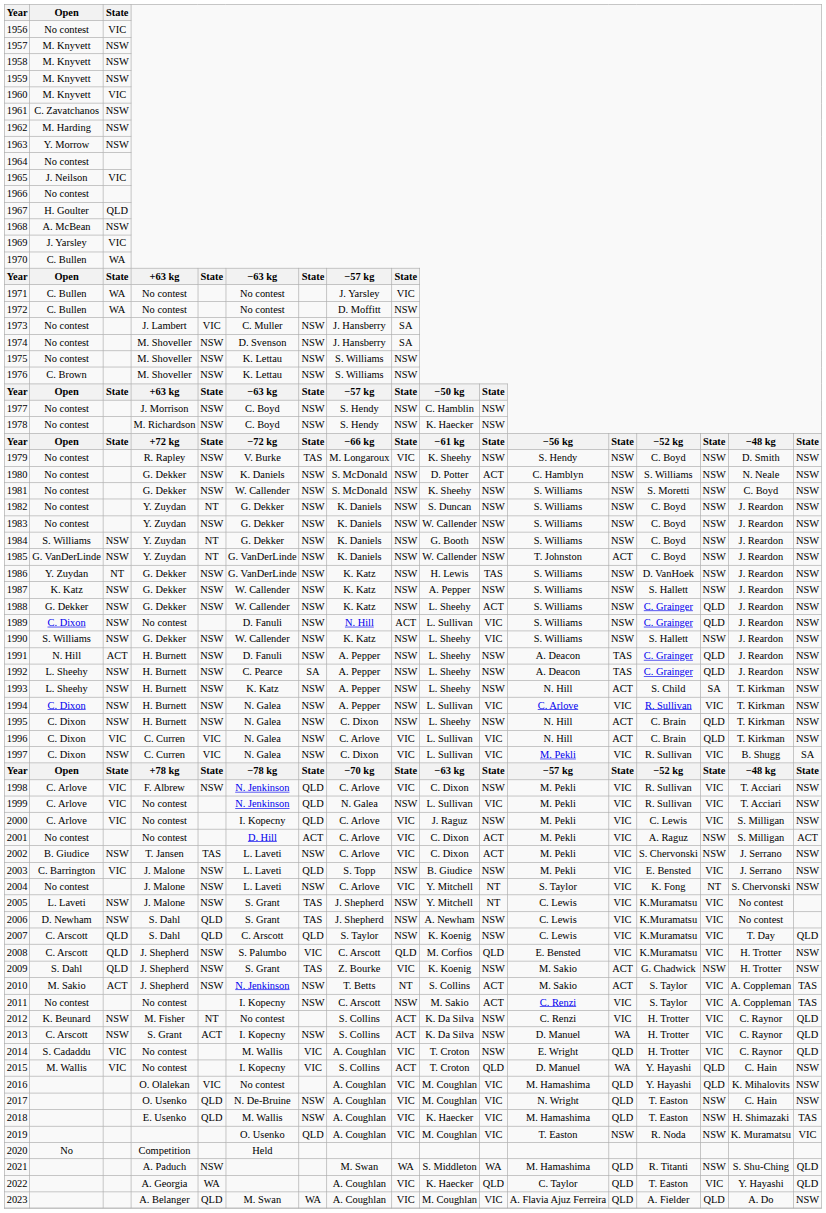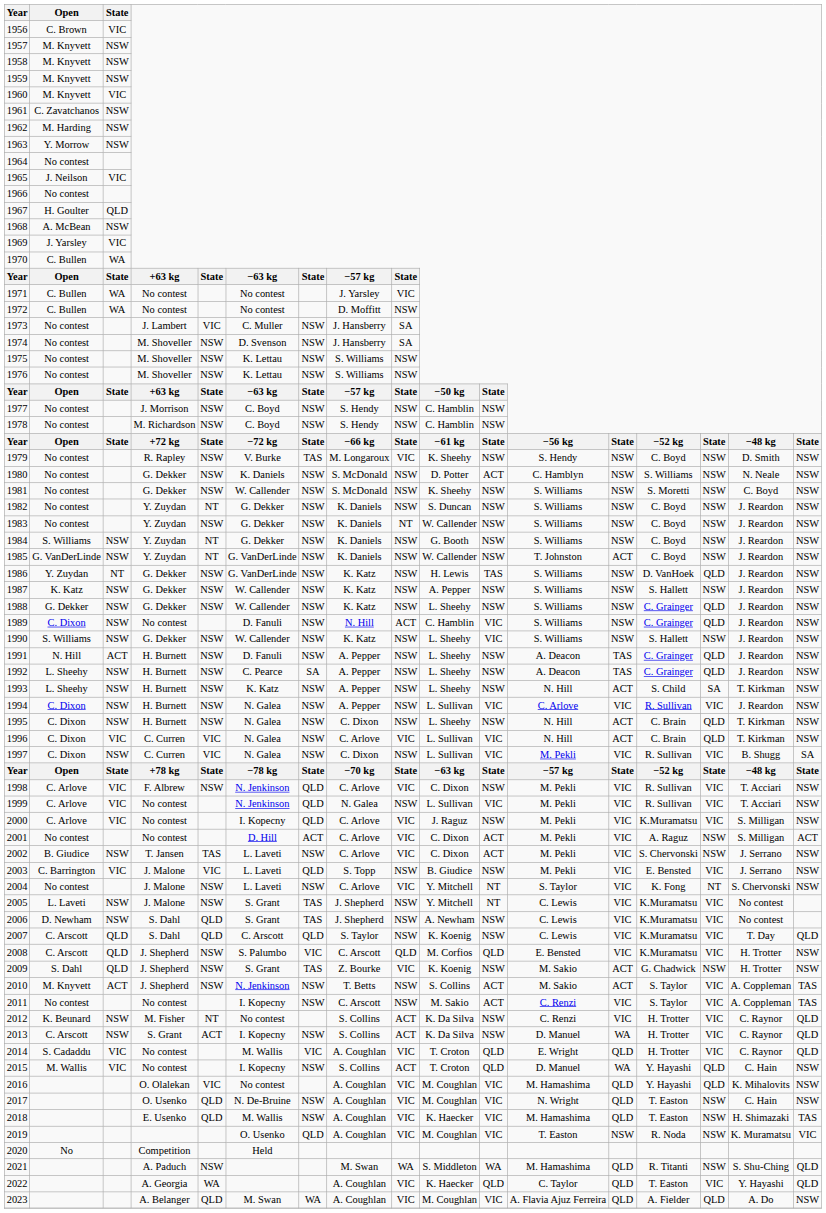(67, 29) No contest -> (67, 29) C. Brown
(67, 375) C. Brown -> (67, 375) No contest
(450, 425) K. Haecker -> (450, 425) C. Hamblin
(406, 524) NSW -> (406, 524) NT
(714, 573) NSW -> (714, 573) QLD
(493, 606) ACT -> (493, 606) NSW
(450, 623) L. Sullivan -> (450, 623) C. Hamblin
(761, 705) T. Kirkman -> (761, 705) J. Reardon
(406, 754) VIC -> (406, 754) NSW
(668, 820) C. Lewis -> (668, 820) K.Muramatsu
(212, 870) NSW -> (212, 870) VIC
(67, 985) M. Sakio -> (67, 985) M. Knyvett
(406, 985) NT -> (406, 985) NSW
(493, 1051) NSW -> (493, 1051) QLD
(313, 1068) VIC -> (313, 1068) NSW
